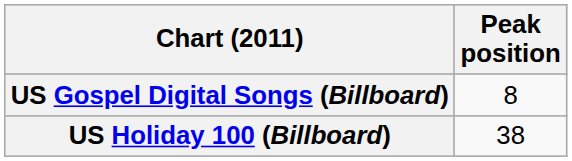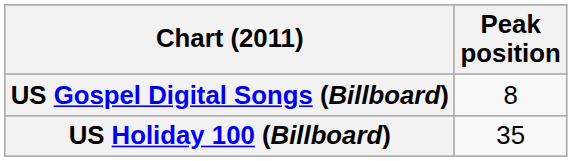(511, 135) 38 -> (511, 135) 35
